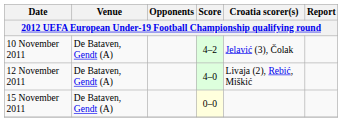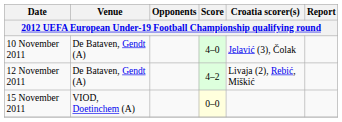(210, 49) 4–2 -> (212, 49) 4–0
(210, 76) 4–0 -> (212, 76) 4–2
(97, 104) De Bataven, Gendt (A) -> (104, 104) VIOD, Doetinchem (A)
